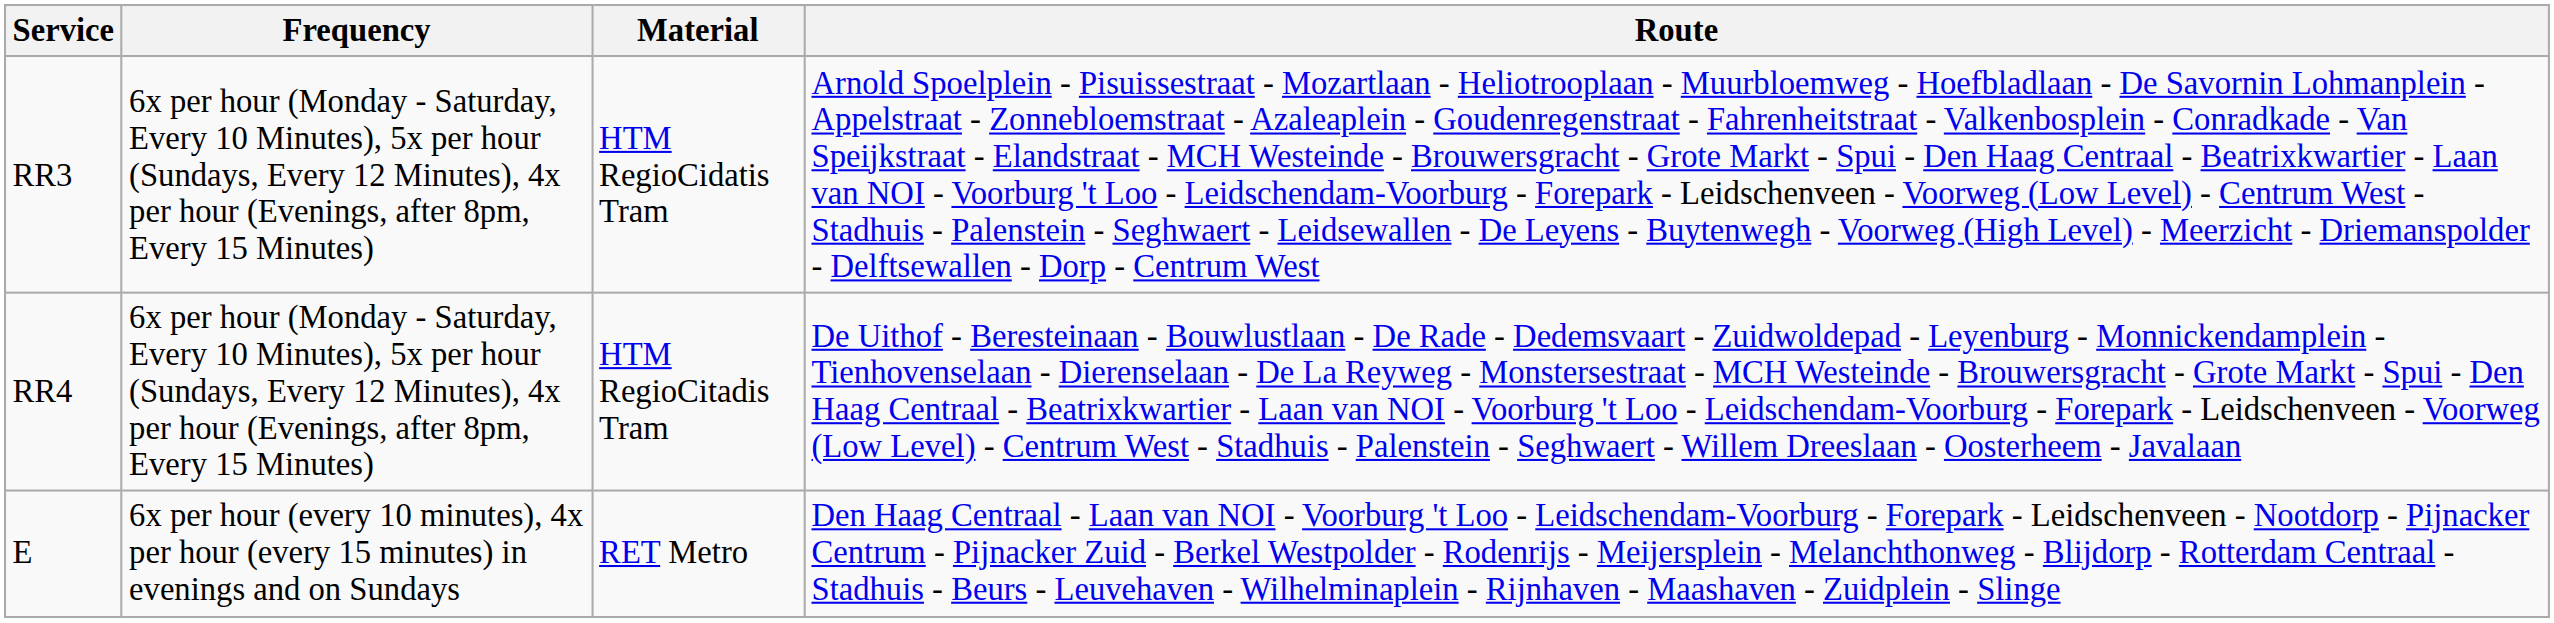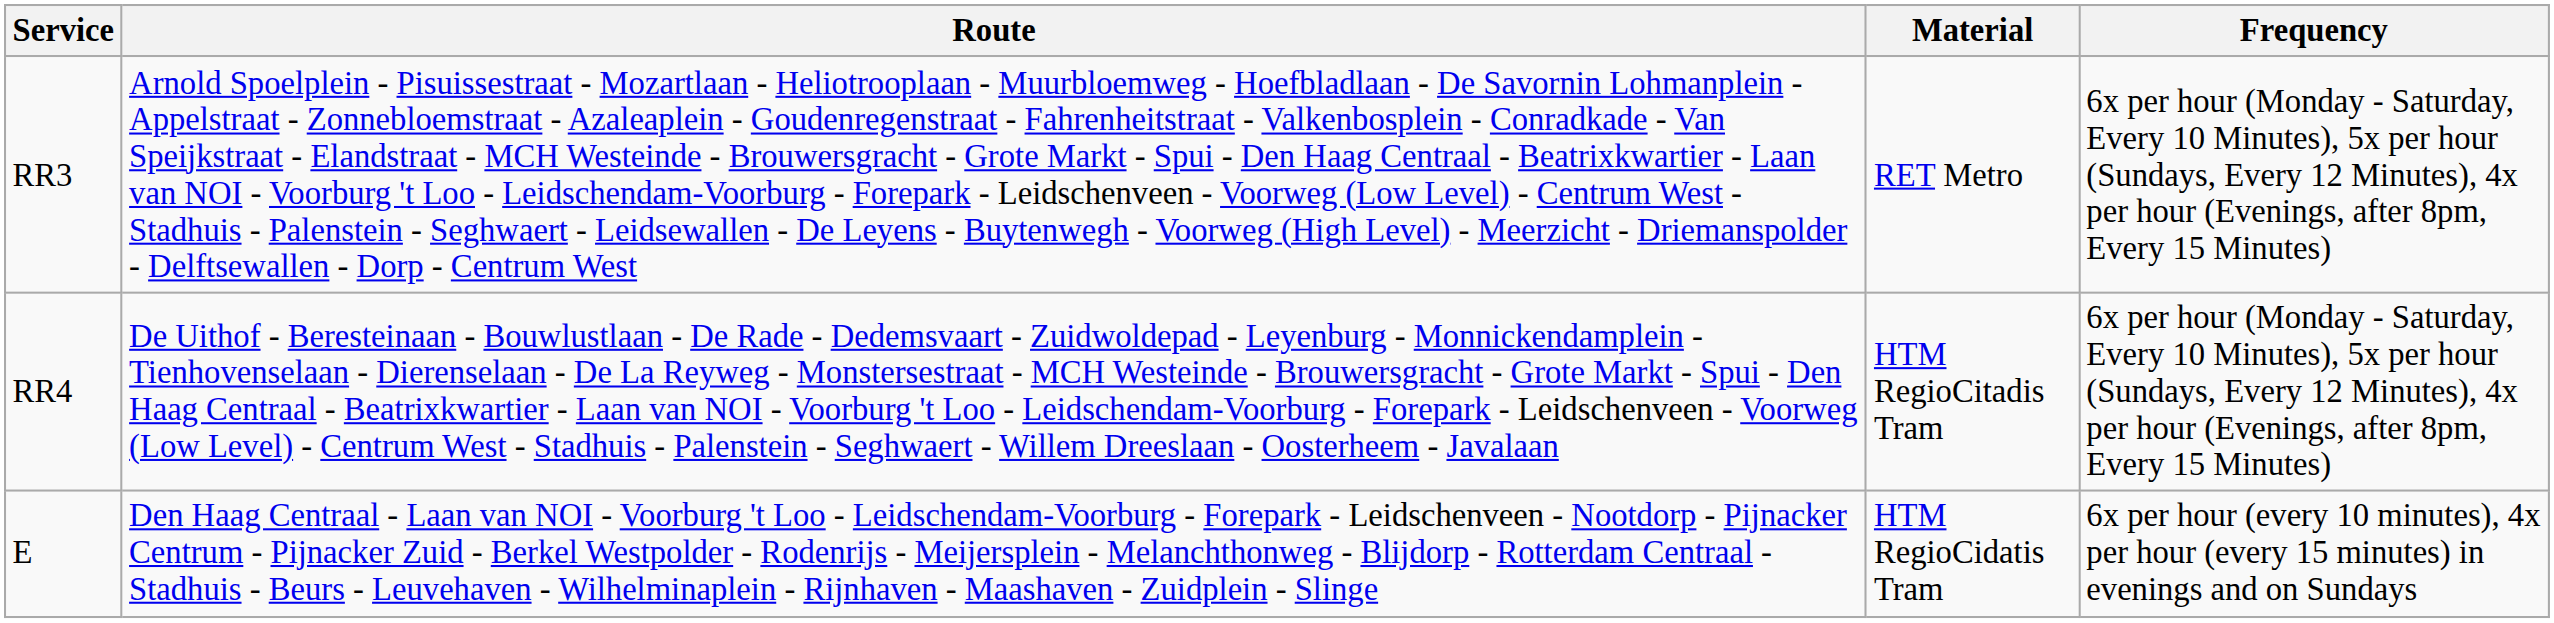columns swapped: (1676, 30) <-> (357, 30)
(684, 173) HTM RegioCidatis Tram -> (1948, 173) RET Metro
(674, 552) RET Metro -> (1959, 552) HTM RegioCidatis Tram
